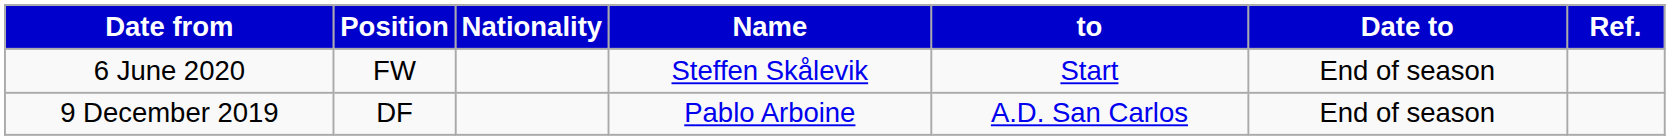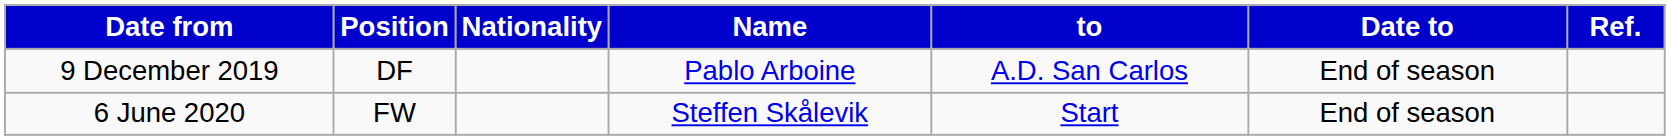rows swapped: (169, 114) <-> (169, 71)
